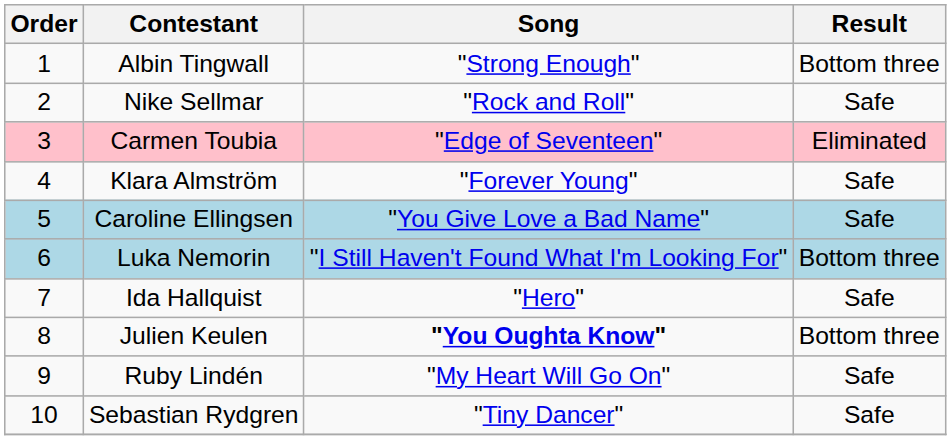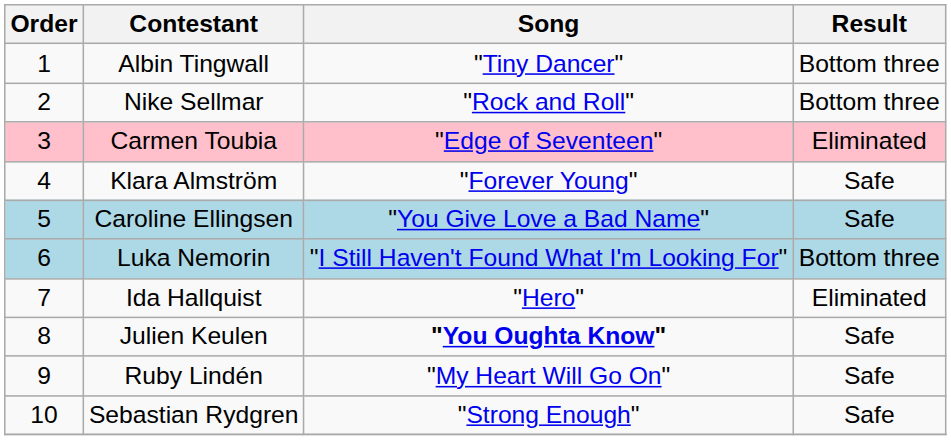(549, 63) "Strong Enough" -> (549, 63) "Tiny Dancer"
(869, 102) Safe -> (869, 102) Bottom three
(869, 297) Safe -> (869, 297) Eliminated
(869, 336) Bottom three -> (869, 336) Safe
(549, 414) "Tiny Dancer" -> (549, 414) "Strong Enough"
